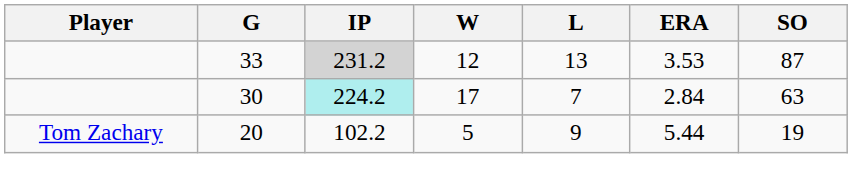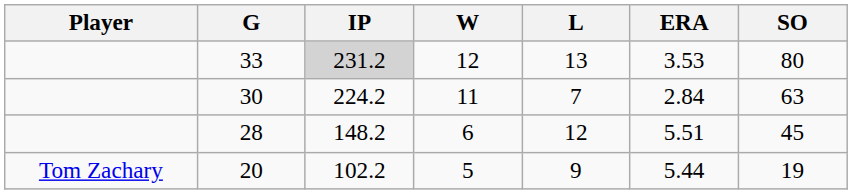(792, 59) 87 -> (792, 59) 80
(359, 96) paleturquoise background -> (359, 96) no background
(468, 96) 17 -> (468, 96) 11
+ row: (251, 133)
